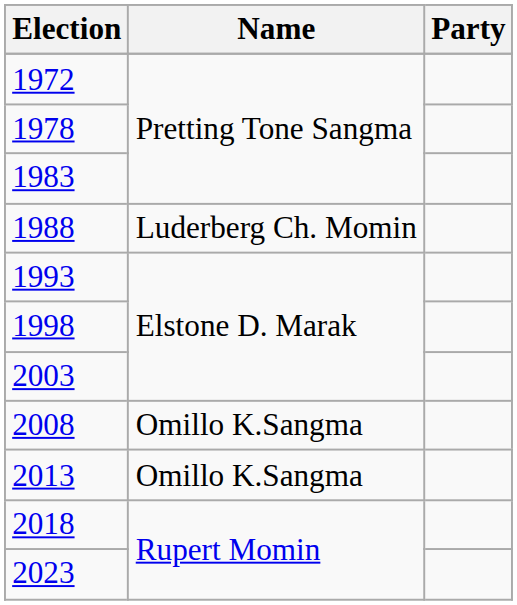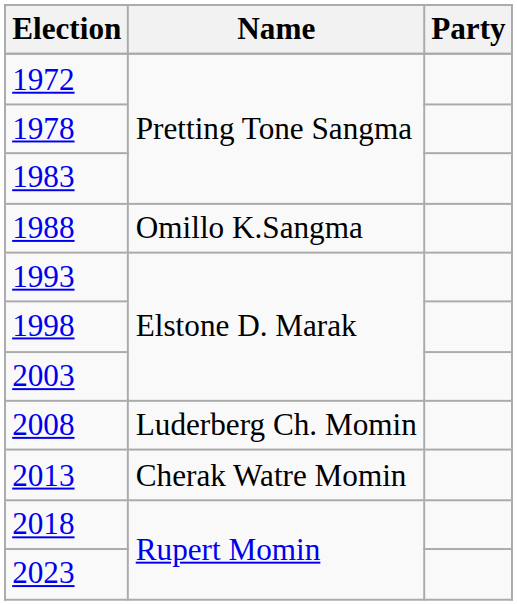(276, 227) Luderberg Ch. Momin -> (249, 227) Omillo K.Sangma
(249, 425) Omillo K.Sangma -> (276, 425) Luderberg Ch. Momin
(249, 474) Omillo K.Sangma -> (271, 474) Cherak Watre Momin
